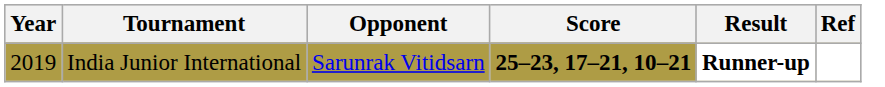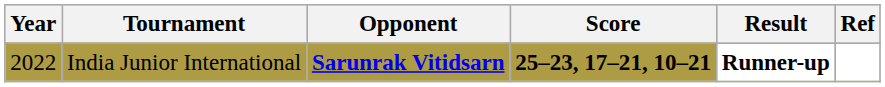(33, 61) 2019 -> (33, 61) 2022
(398, 61) normal -> (408, 61) bold
